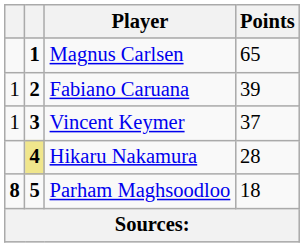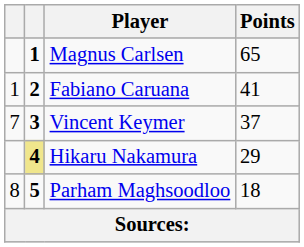(250, 88) 39 -> (250, 88) 41
(15, 122) 1 -> (15, 122) 7
(250, 156) 28 -> (250, 156) 29
(15, 190) bold -> (15, 190) normal
